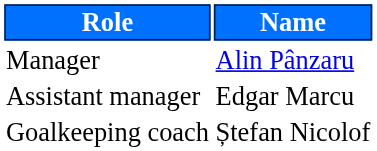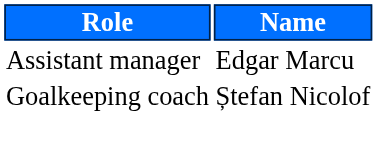- row: (53, 60)
